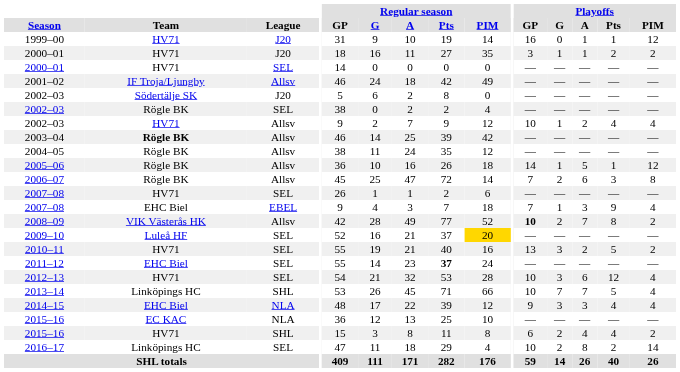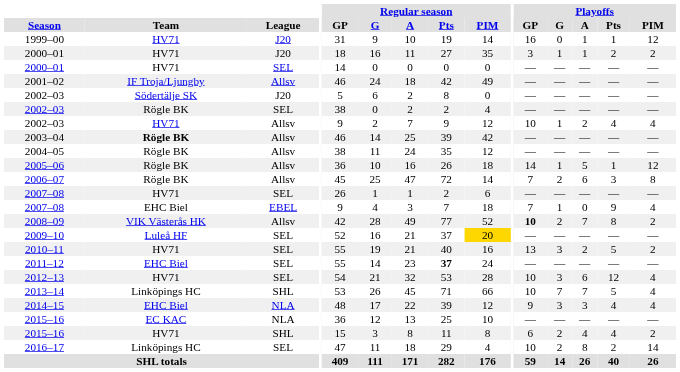(585, 207) 3 -> (585, 207) 0
